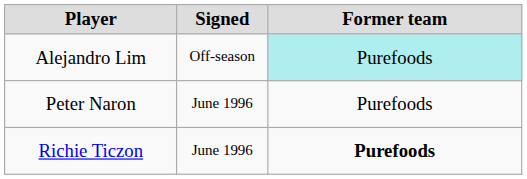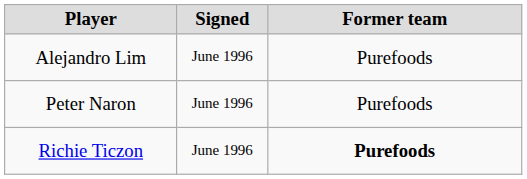(222, 57) Off-season -> (222, 57) June 1996
(395, 57) paleturquoise background -> (395, 57) no background
